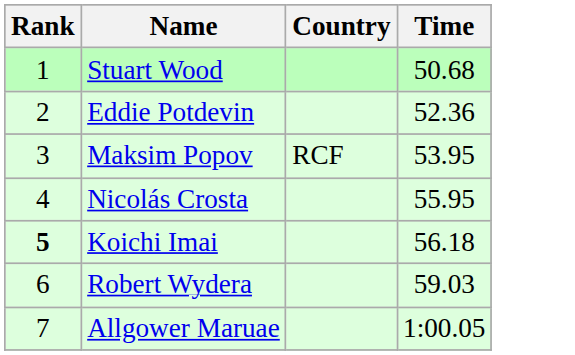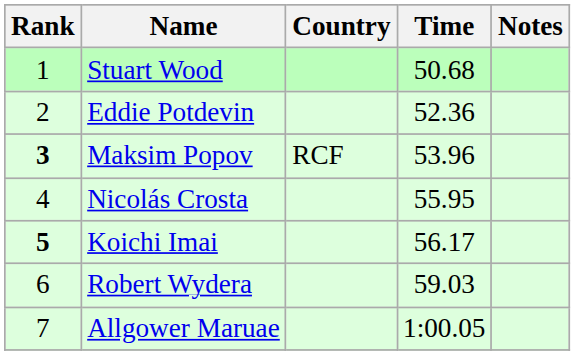+ column: (530, 26)
(43, 155) normal -> (43, 155) bold
(444, 155) 53.95 -> (444, 155) 53.96
(444, 241) 56.18 -> (444, 241) 56.17
